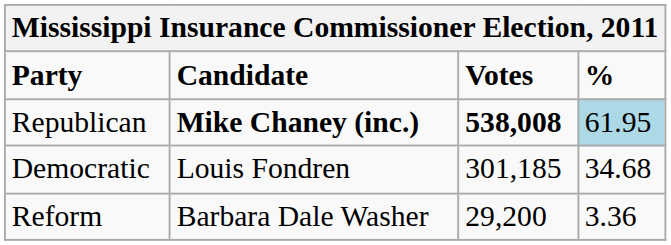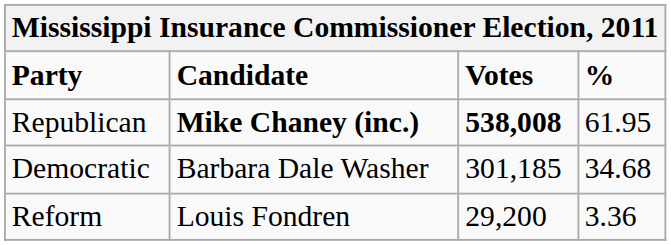(618, 121) lightblue background -> (618, 121) no background
(263, 168) Louis Fondren -> (303, 168) Barbara Dale Washer
(303, 215) Barbara Dale Washer -> (263, 215) Louis Fondren
